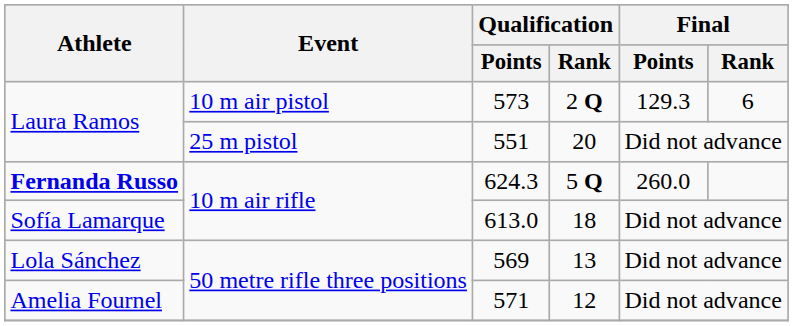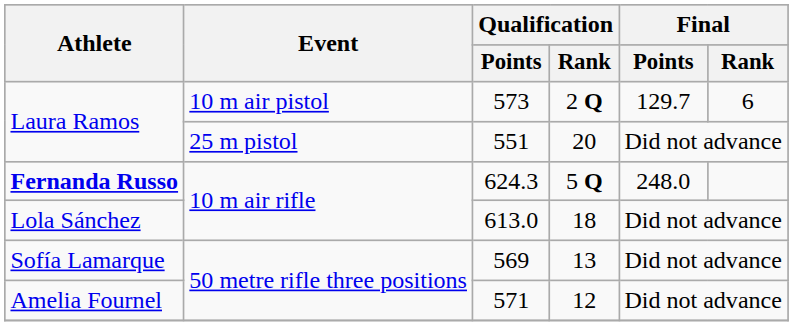(663, 101) 129.3 -> (663, 101) 129.7
(663, 181) 260.0 -> (663, 181) 248.0
(88, 220) Sofía Lamarque -> (76, 220) Lola Sánchez
(76, 260) Lola Sánchez -> (88, 260) Sofía Lamarque
